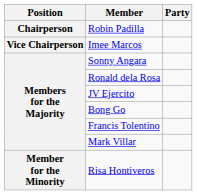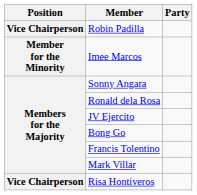(45, 28) Chairperson -> (45, 28) Vice Chairperson
(45, 45) Vice Chairperson -> (45, 56) Member for the Minority
(45, 170) Member for the Minority -> (45, 181) Vice Chairperson
